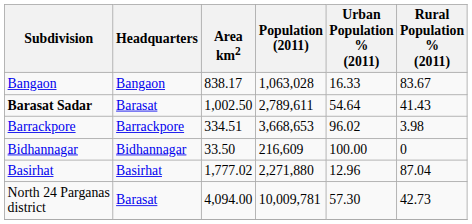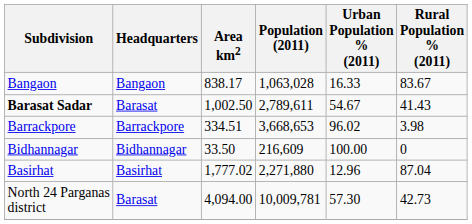(345, 105) 54.64 -> (345, 105) 54.67
